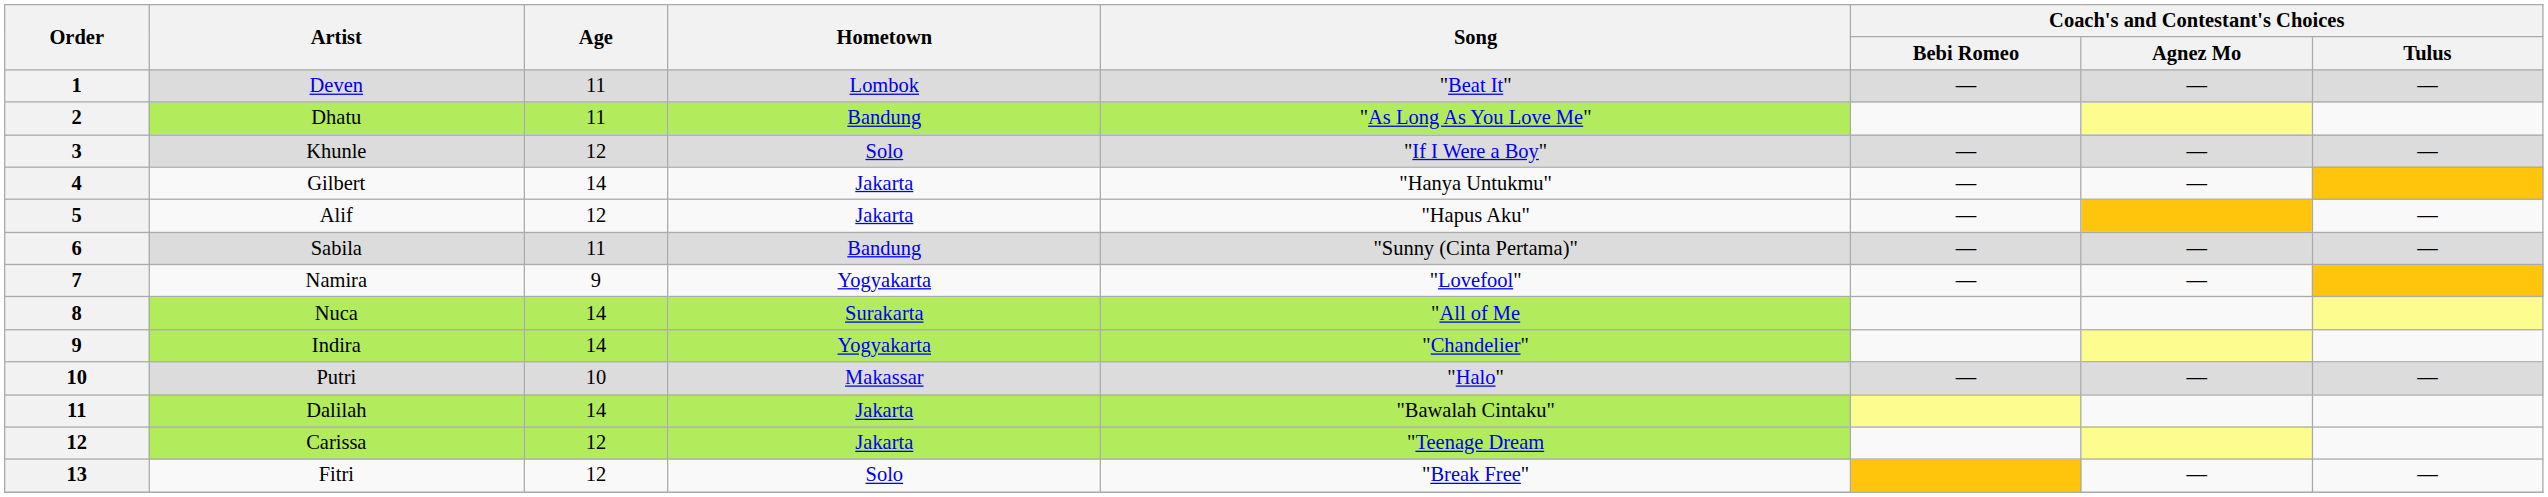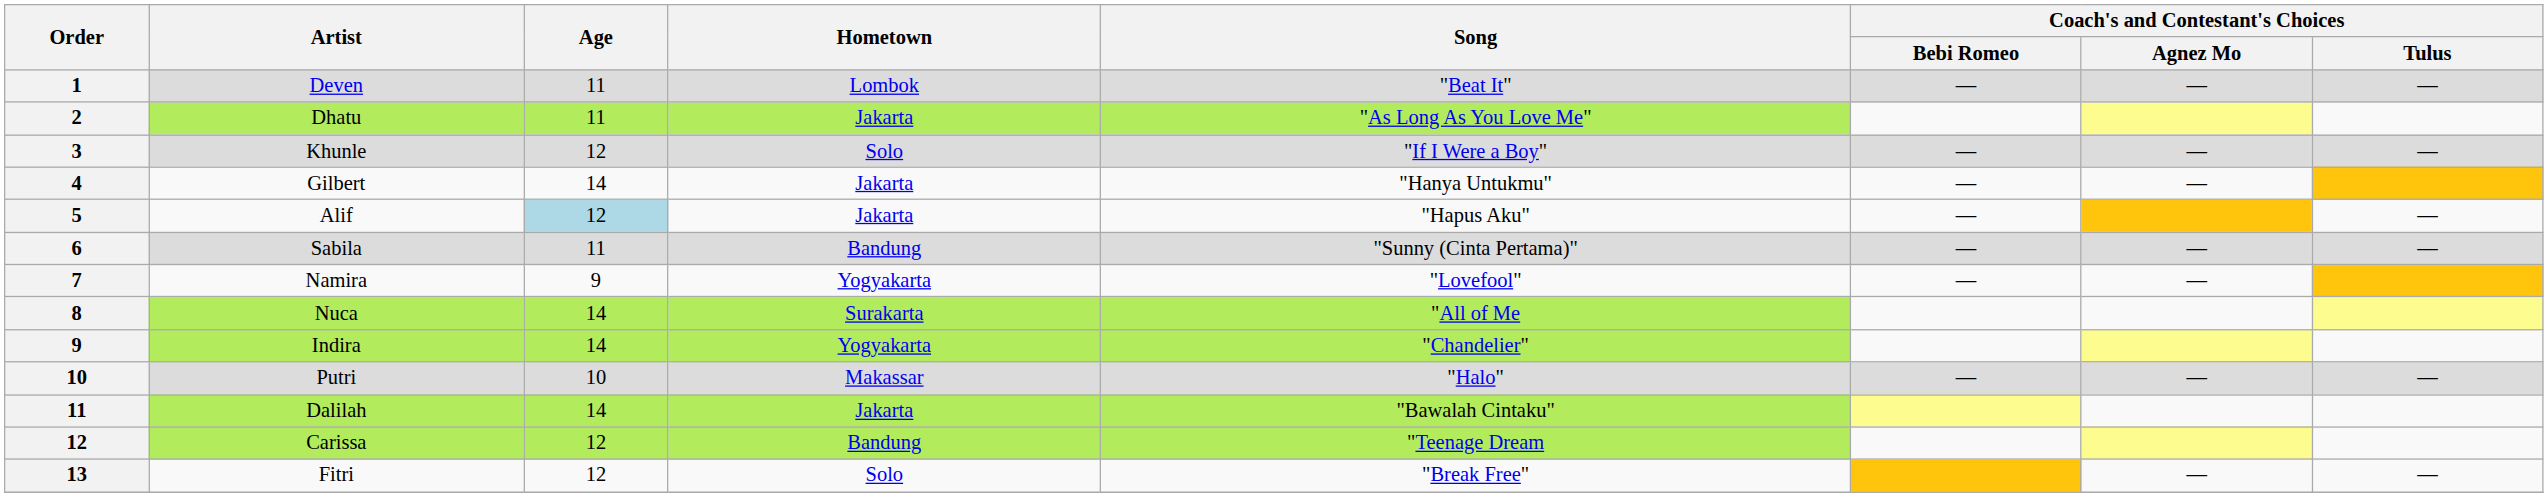(884, 118) Bandung -> (884, 118) Jakarta
(596, 215) no background -> (596, 215) lightblue background
(884, 442) Jakarta -> (884, 442) Bandung
